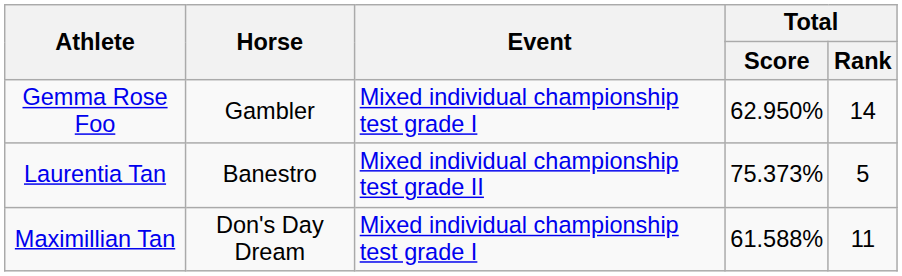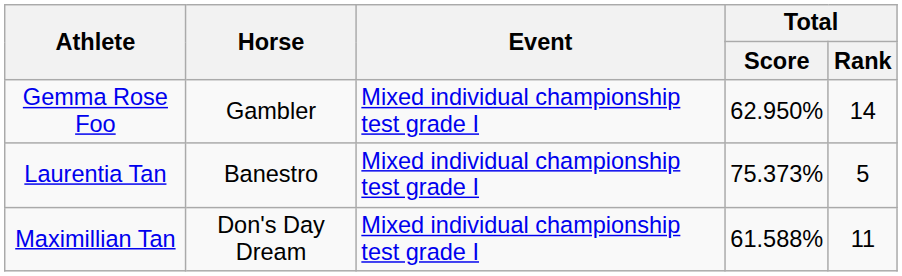(519, 174) Mixed individual championship test grade II -> (521, 174) Mixed individual championship test grade I
